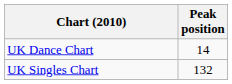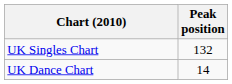rows swapped: (53, 69) <-> (50, 49)
